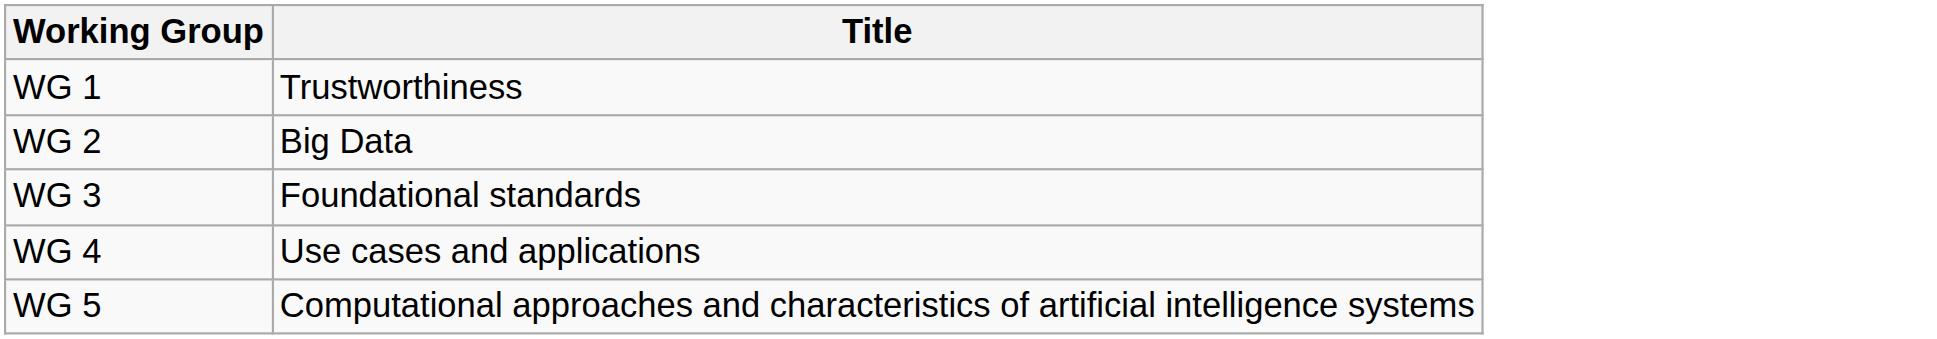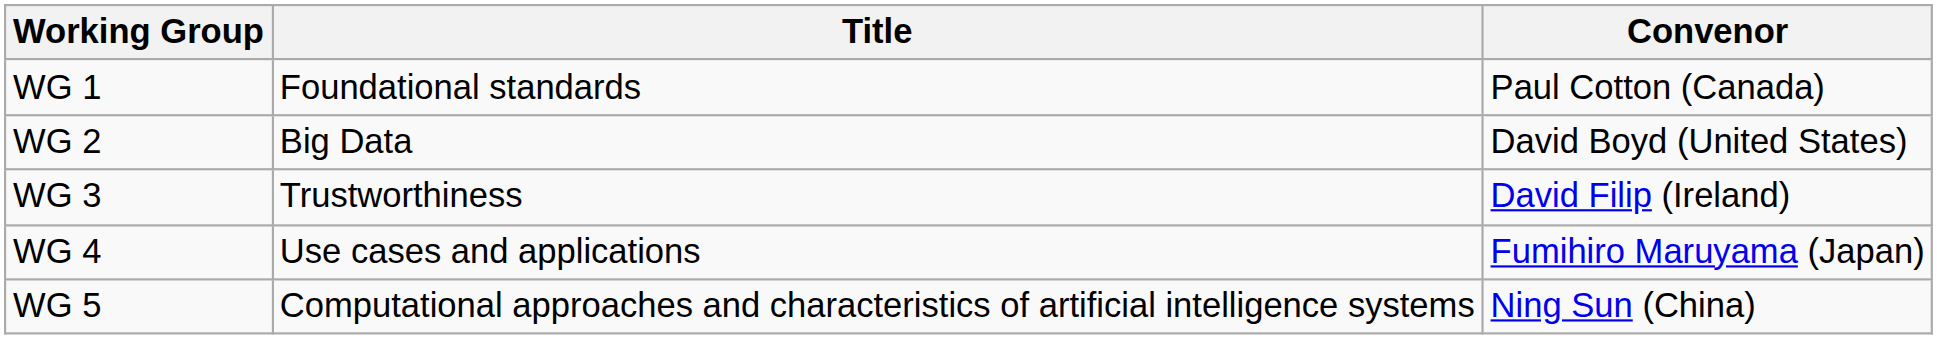+ column: (1708, 31)
(401, 86) Trustworthiness -> (460, 86) Foundational standards
(460, 196) Foundational standards -> (401, 196) Trustworthiness
